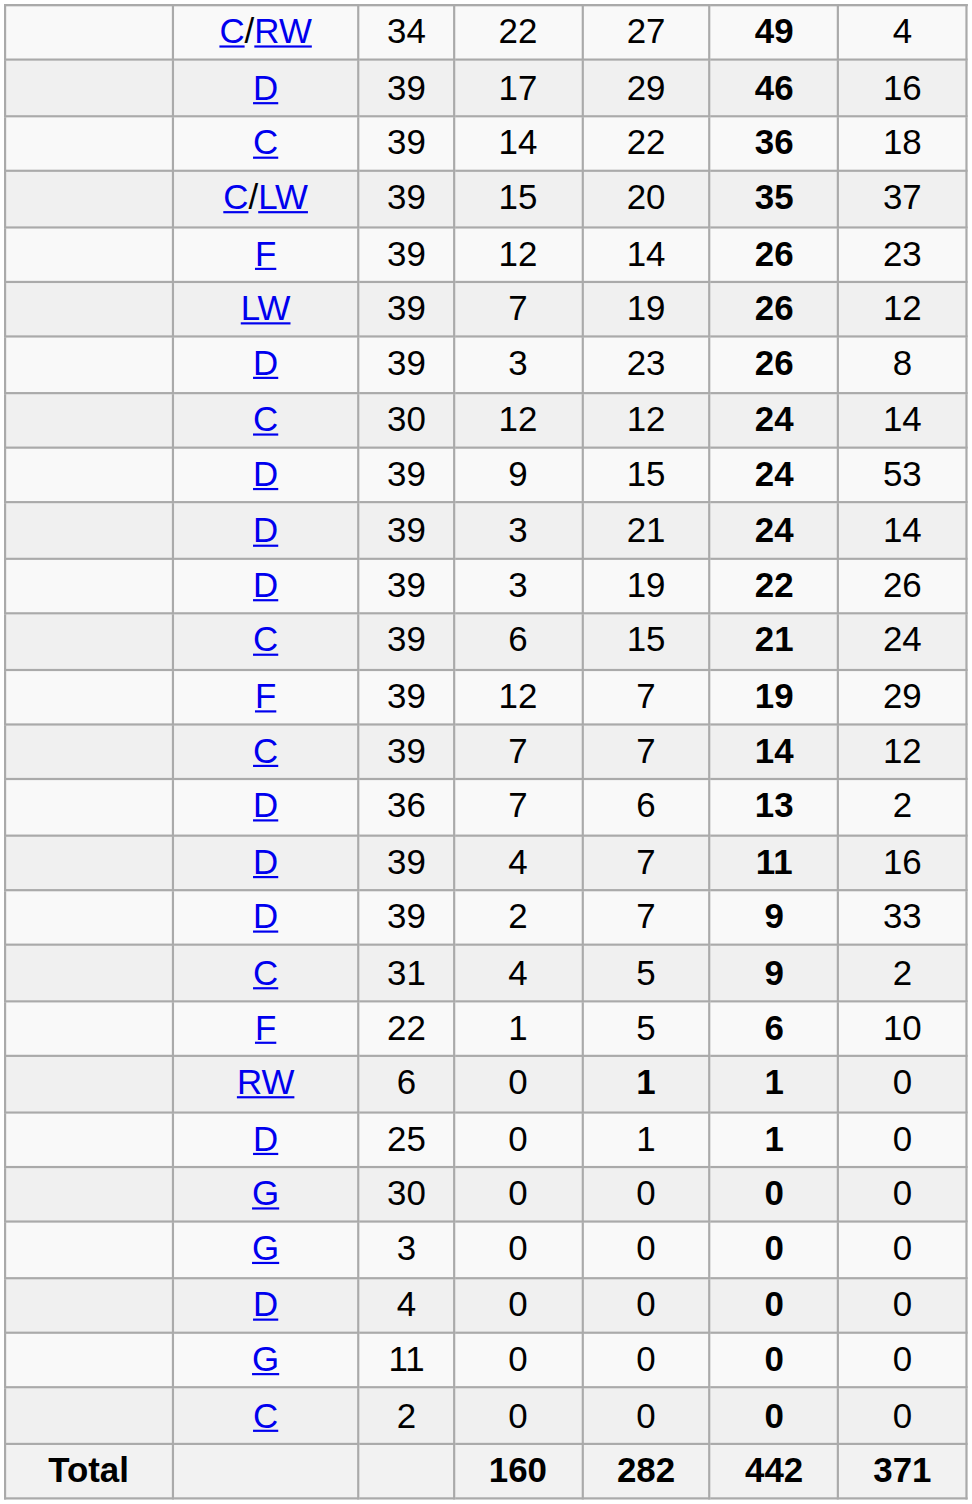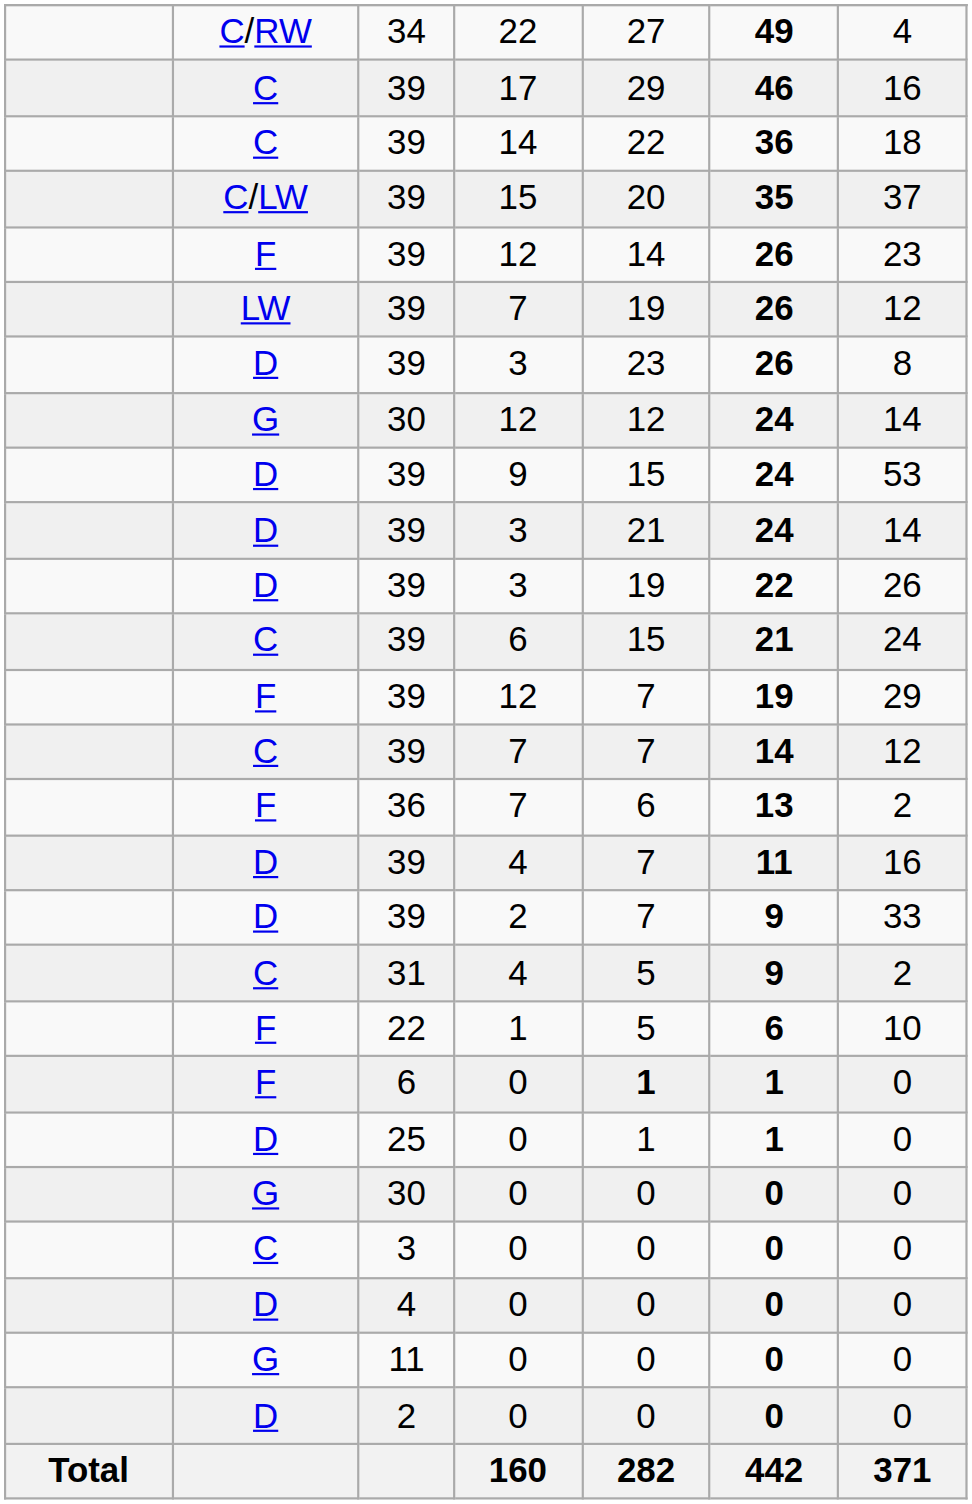(266, 87) D -> (266, 87) C
(266, 419) C -> (266, 419) G
(266, 806) D -> (266, 806) F
(266, 1083) RW -> (266, 1083) F
(266, 1249) G -> (266, 1249) C
(266, 1415) C -> (266, 1415) D
